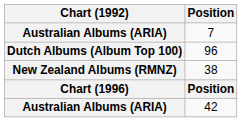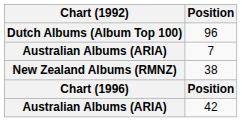rows swapped: (211, 32) <-> (211, 51)
